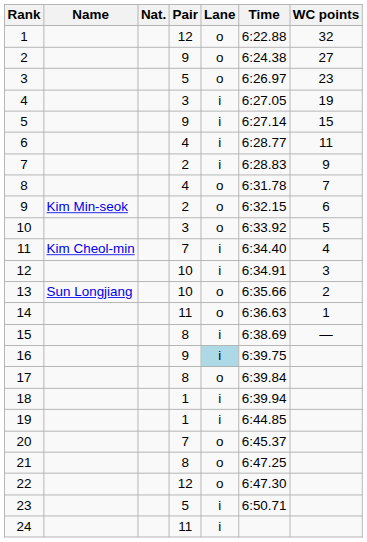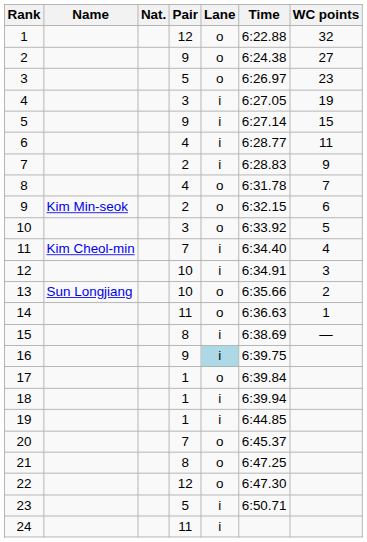(185, 377) 8 -> (185, 377) 1
